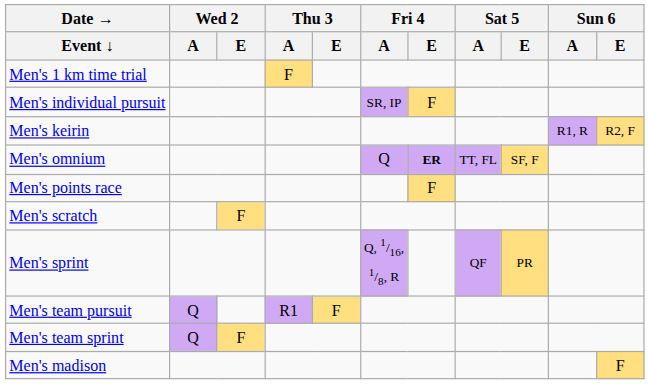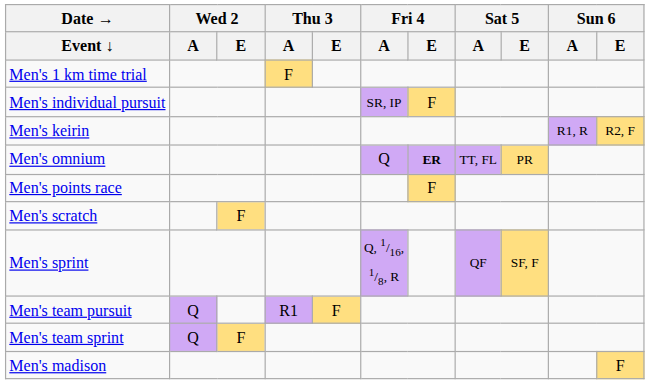(525, 160) SF, F -> (525, 160) PR
(525, 263) PR -> (525, 263) SF, F
